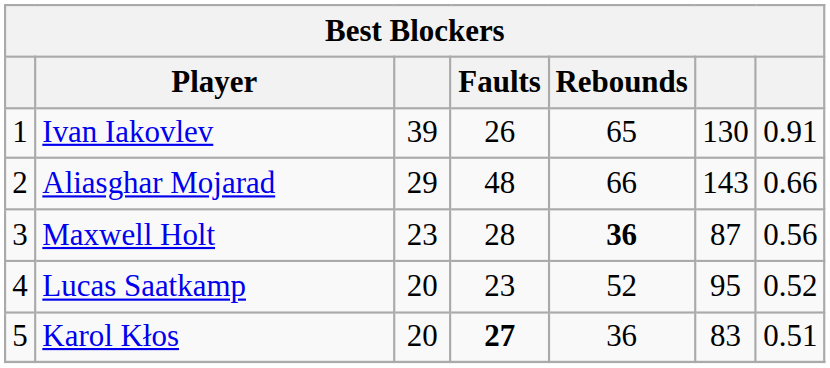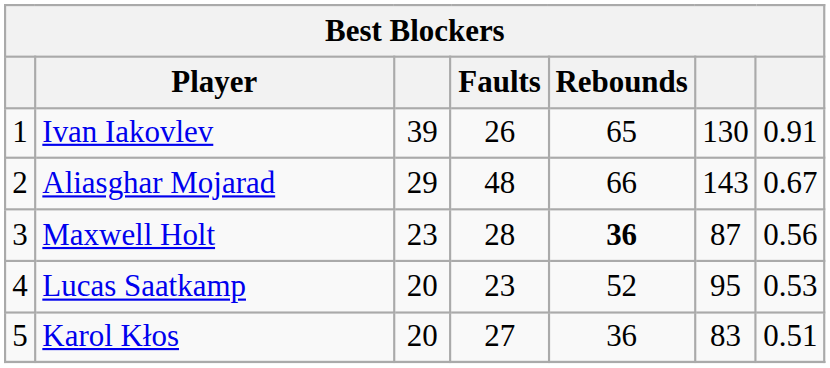(790, 183) 0.66 -> (790, 183) 0.67
(790, 285) 0.52 -> (790, 285) 0.53
(500, 336) bold -> (500, 336) normal
